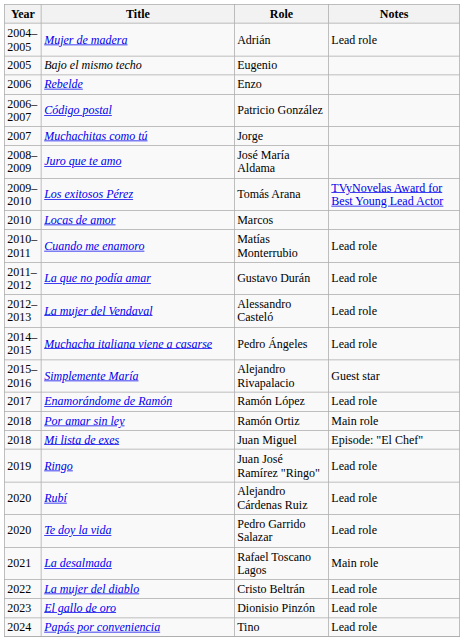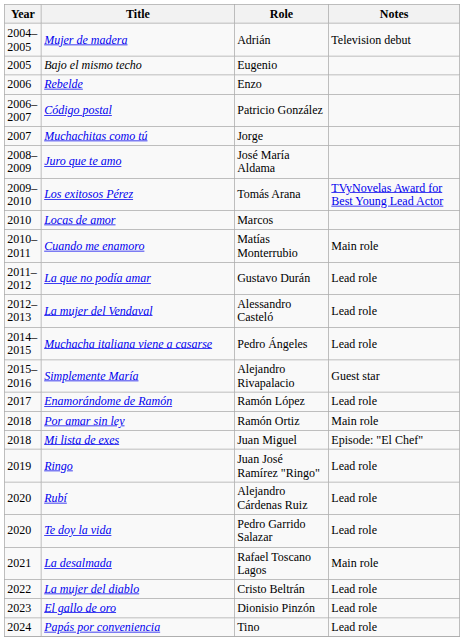(354, 39) Lead role -> (371, 39) Television debut
(354, 246) Lead role -> (355, 246) Main role
